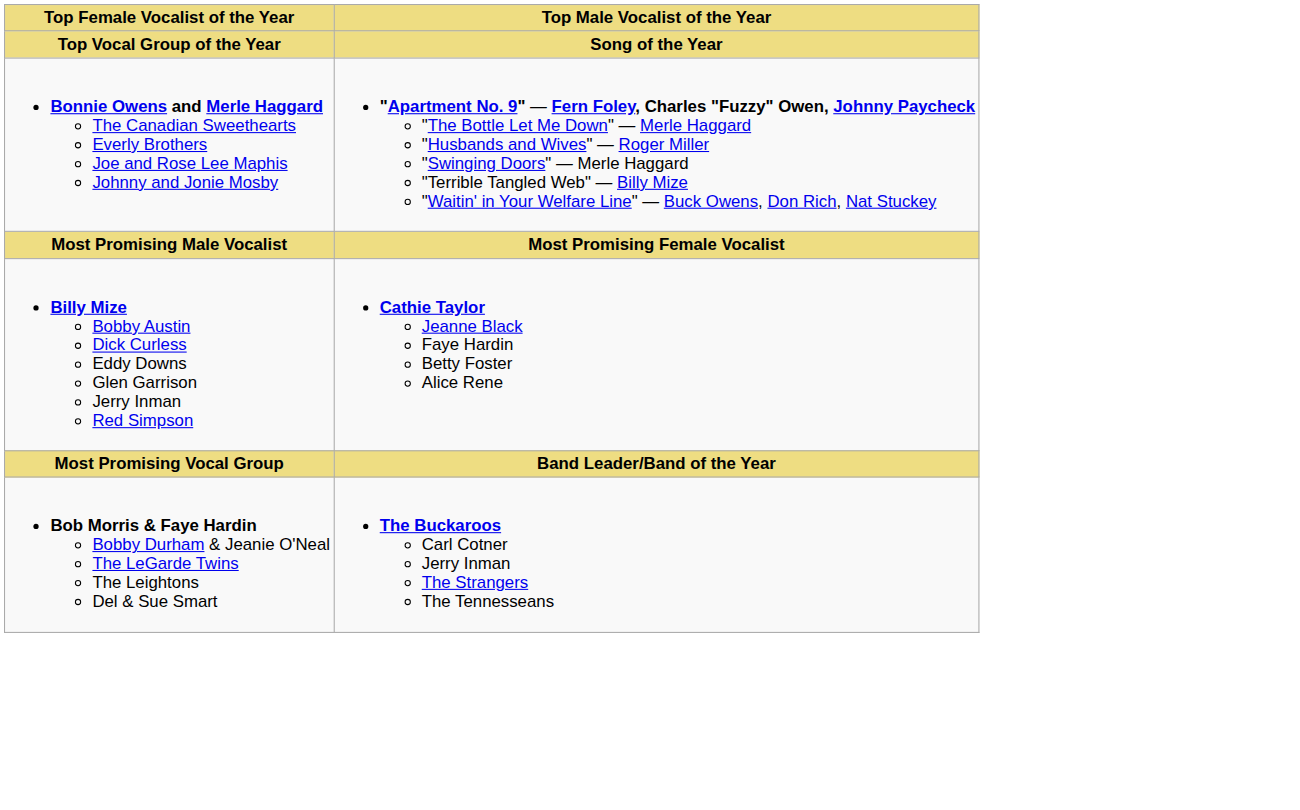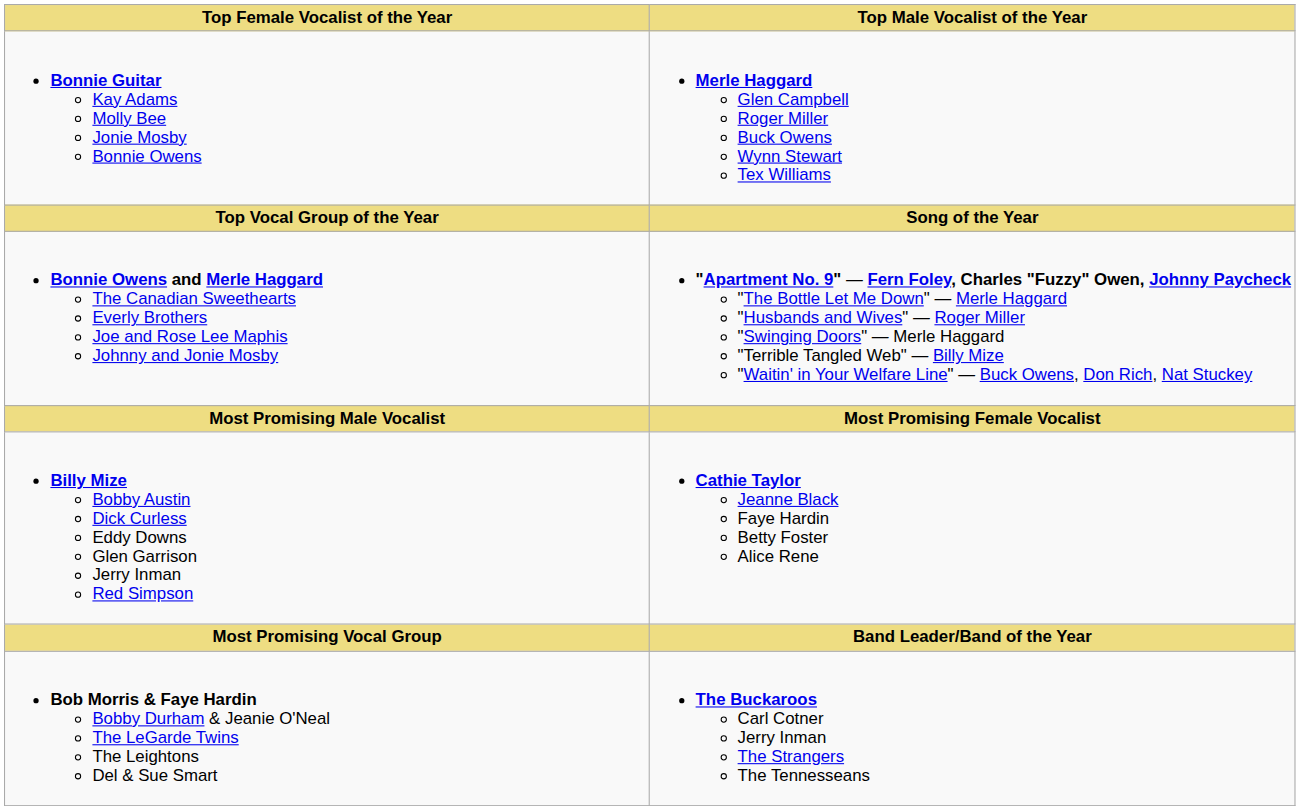+ row: (327, 118)
